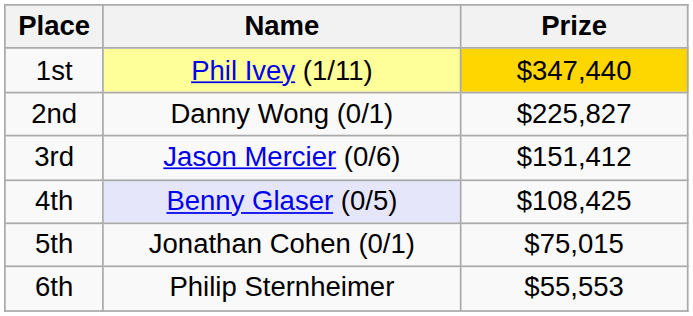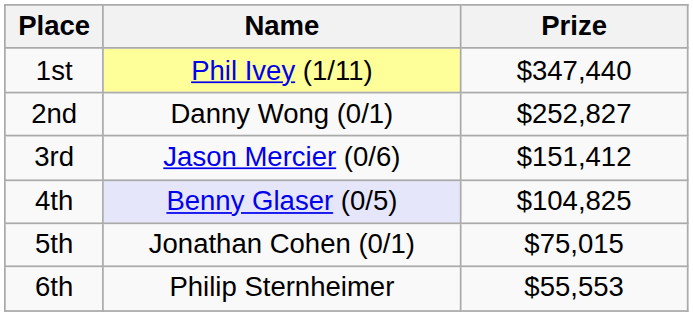(574, 69) gold background -> (574, 69) no background
(574, 113) $225,827 -> (574, 113) $252,827
(574, 200) $108,425 -> (574, 200) $104,825
